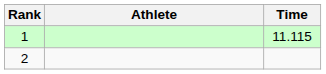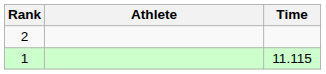rows swapped: (25, 36) <-> (25, 58)
